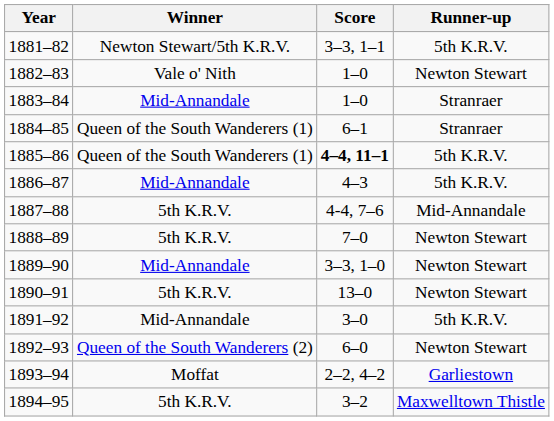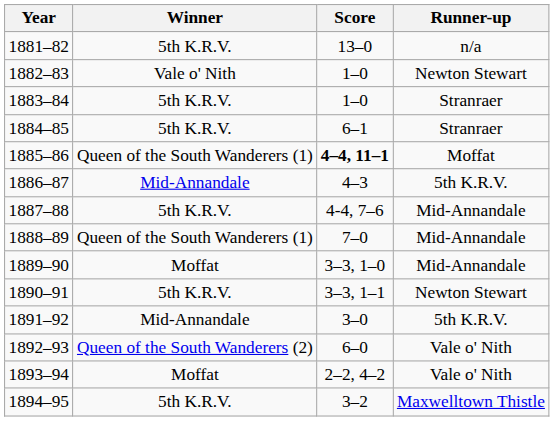(195, 45) Newton Stewart/5th K.R.V. -> (195, 45) 5th K.R.V.
(355, 45) 3–3, 1–1 -> (355, 45) 13–0
(471, 45) 5th K.R.V. -> (471, 45) n/a
(195, 100) Mid-Annandale -> (195, 100) 5th K.R.V.
(195, 127) Queen of the South Wanderers (1) -> (195, 127) 5th K.R.V.
(471, 155) 5th K.R.V. -> (471, 155) Moffat
(195, 237) 5th K.R.V. -> (195, 237) Queen of the South Wanderers (1)
(471, 237) Newton Stewart -> (471, 237) Mid-Annandale
(195, 264) Mid-Annandale -> (195, 264) Moffat
(471, 264) Newton Stewart -> (471, 264) Mid-Annandale
(355, 292) 13–0 -> (355, 292) 3–3, 1–1
(471, 347) Newton Stewart -> (471, 347) Vale o' Nith
(471, 374) Garliestown -> (471, 374) Vale o' Nith
